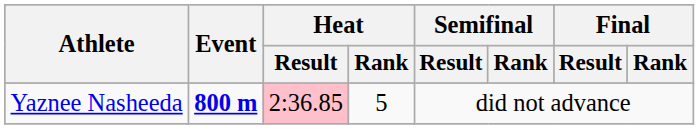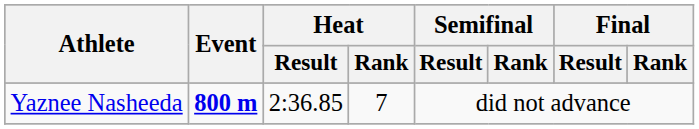(306, 103) pink background -> (306, 103) no background
(381, 103) 5 -> (381, 103) 7
